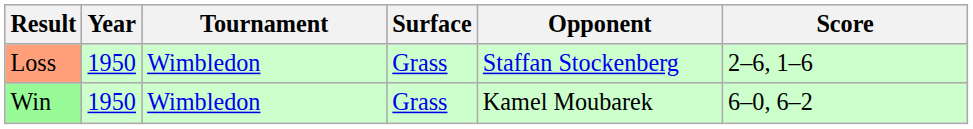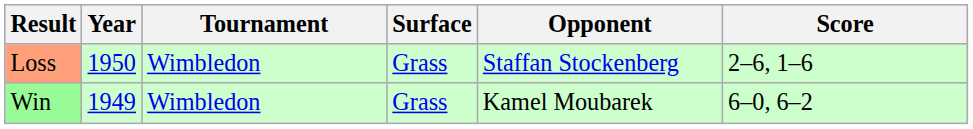(112, 102) 1950 -> (112, 102) 1949
